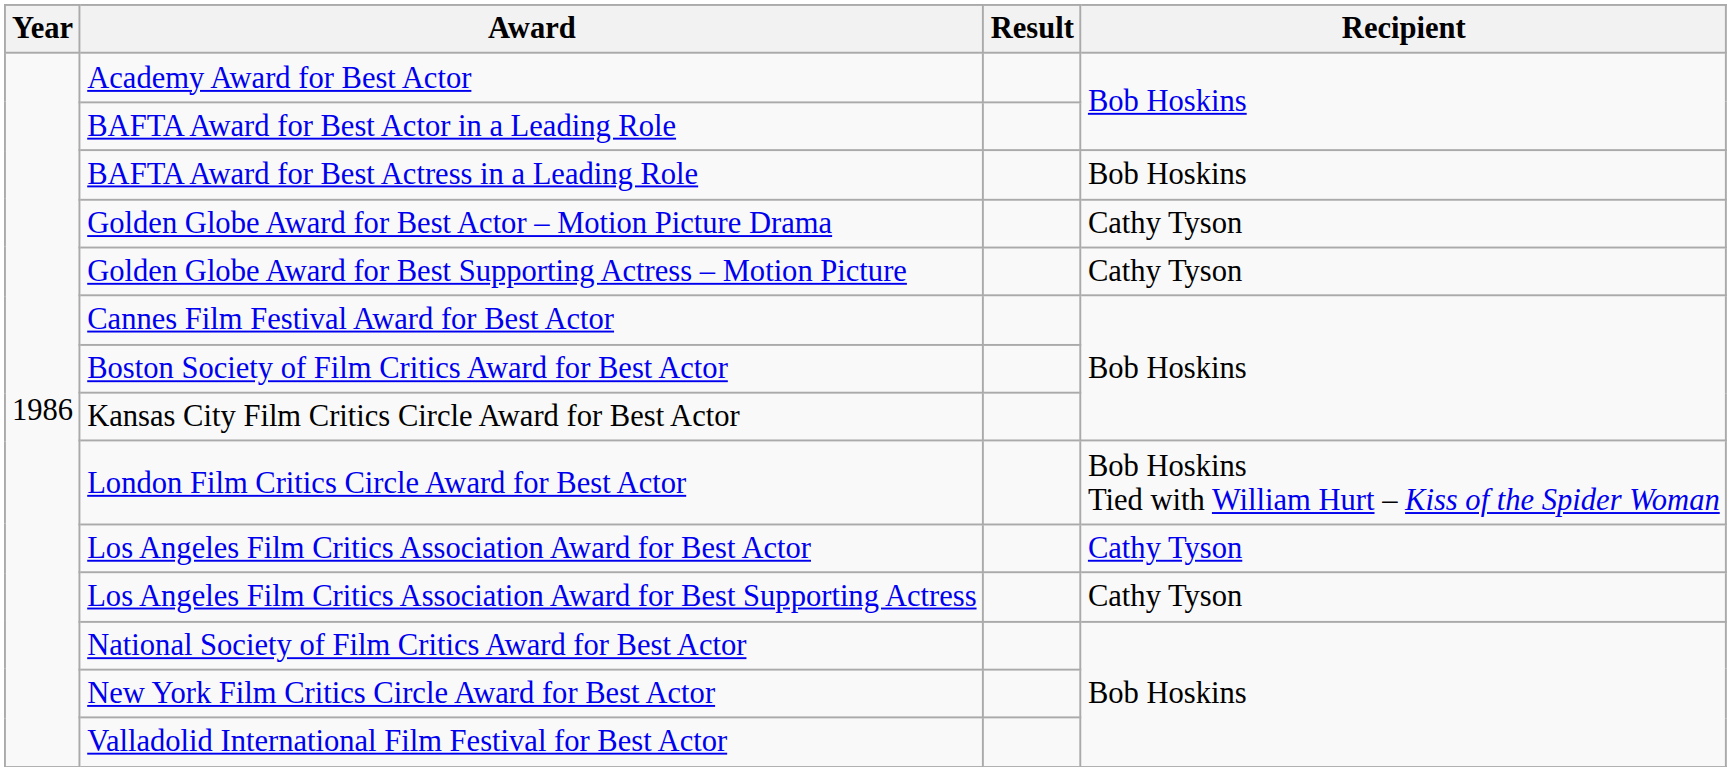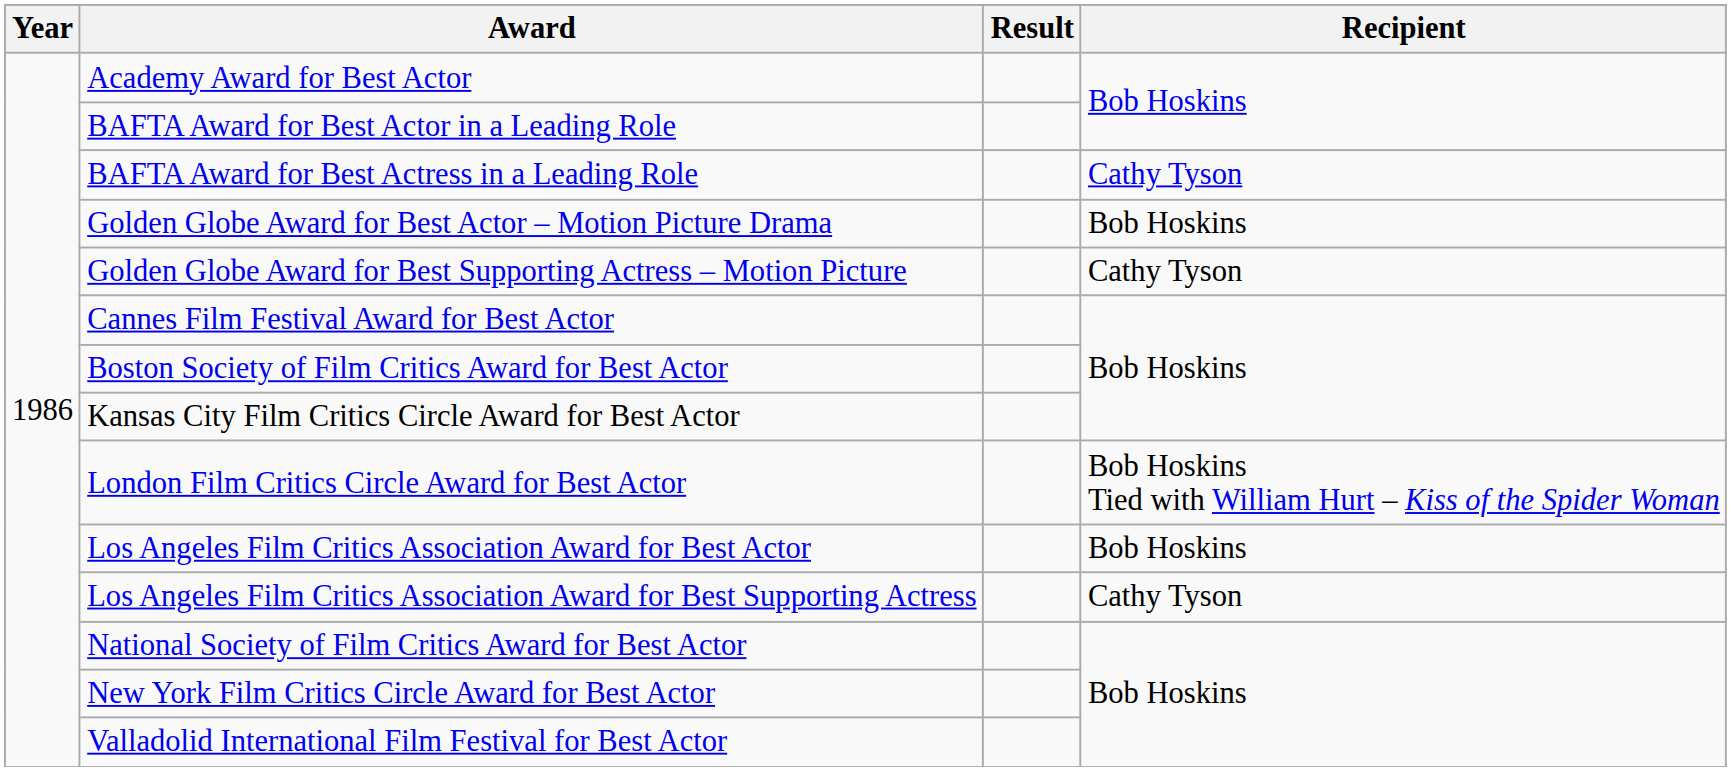(1167, 174) Bob Hoskins -> (1165, 174) Cathy Tyson
(1165, 222) Cathy Tyson -> (1167, 222) Bob Hoskins
(1165, 547) Cathy Tyson -> (1167, 547) Bob Hoskins
